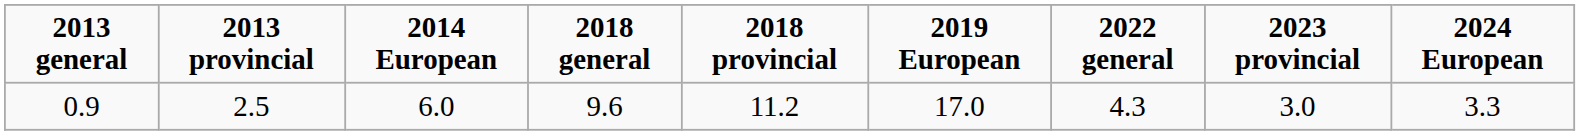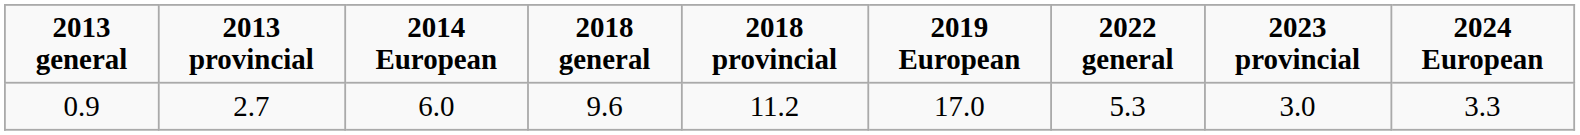(251, 105) 2.5 -> (251, 105) 2.7
(1128, 105) 4.3 -> (1128, 105) 5.3
